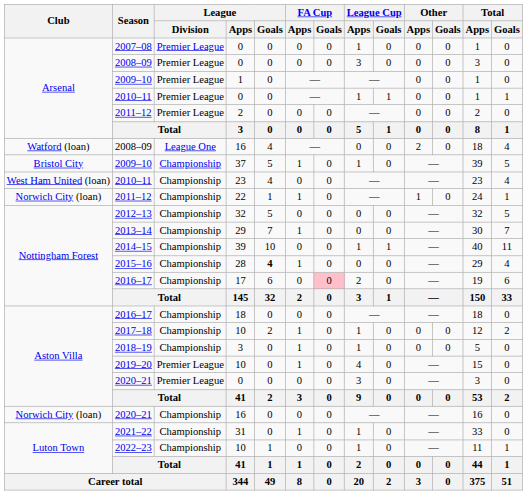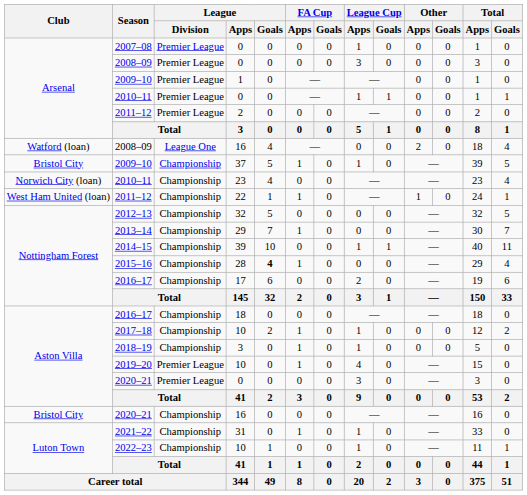(58, 180) West Ham United (loan) -> (58, 180) Norwich City (loan)
(58, 197) Norwich City (loan) -> (58, 197) West Ham United (loan)
(329, 280) pink background -> (329, 280) no background
(58, 414) Norwich City (loan) -> (58, 414) Bristol City
